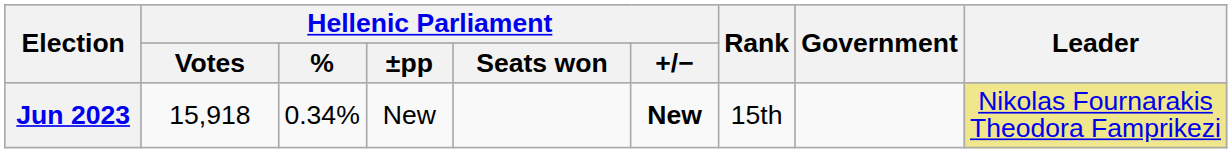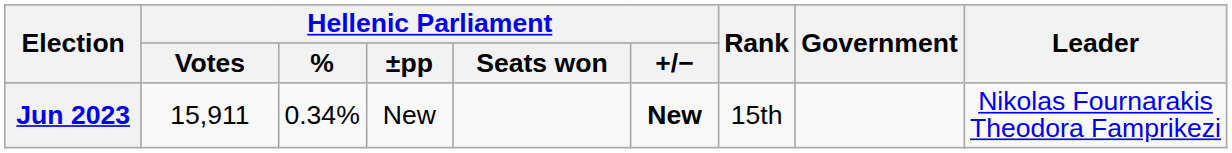(210, 114) 15,918 -> (210, 114) 15,911
(1095, 114) khaki background -> (1095, 114) no background
